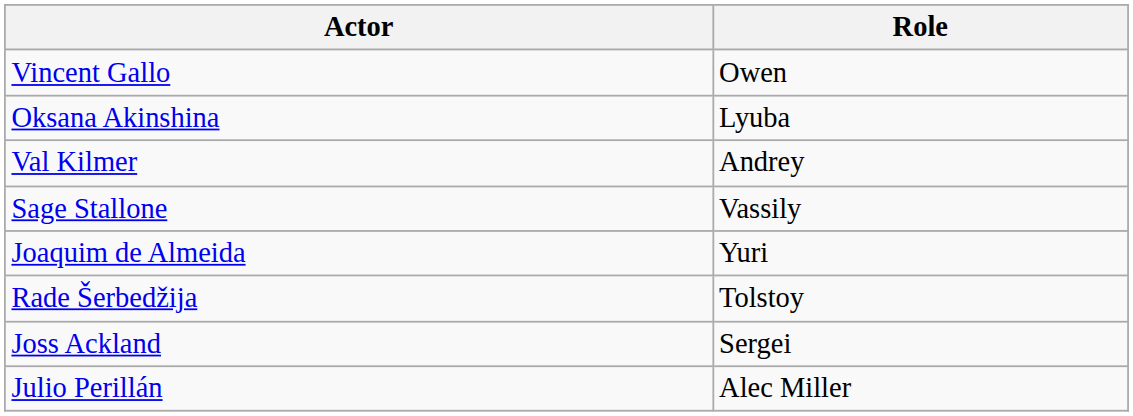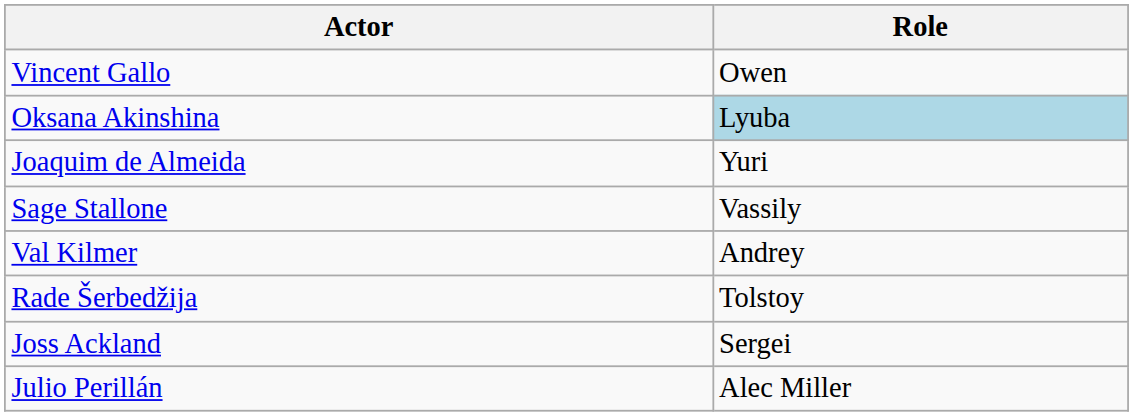(755, 117) no background -> (755, 117) lightblue background
rows swapped: (74, 162) <-> (129, 252)
